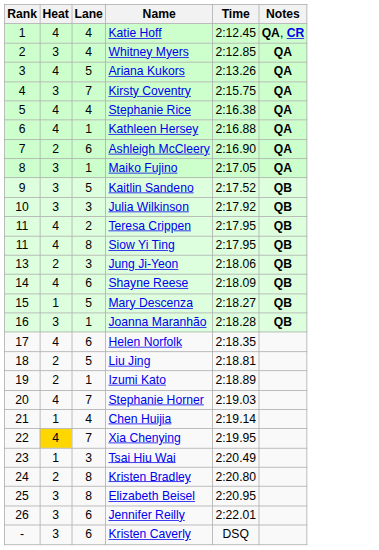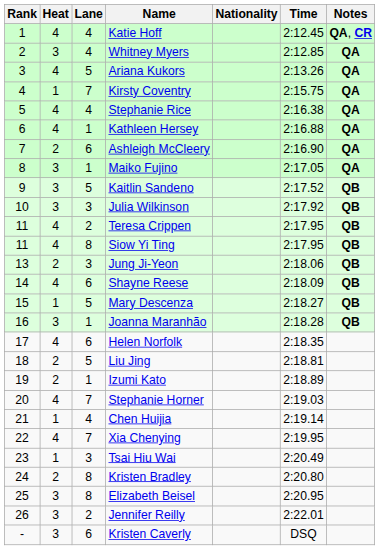+ column: (247, 14)
(56, 91) 3 -> (56, 91) 1
(56, 438) gold background -> (56, 438) no background
(89, 515) 6 -> (89, 515) 2
